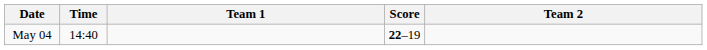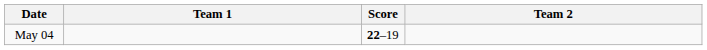- column: (84, 14)
